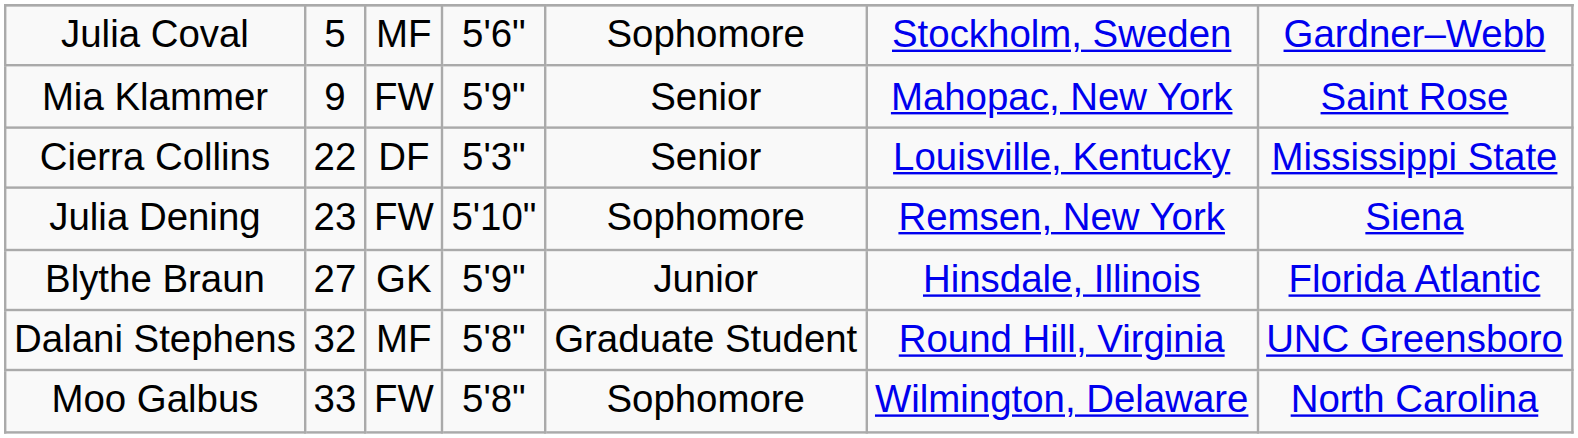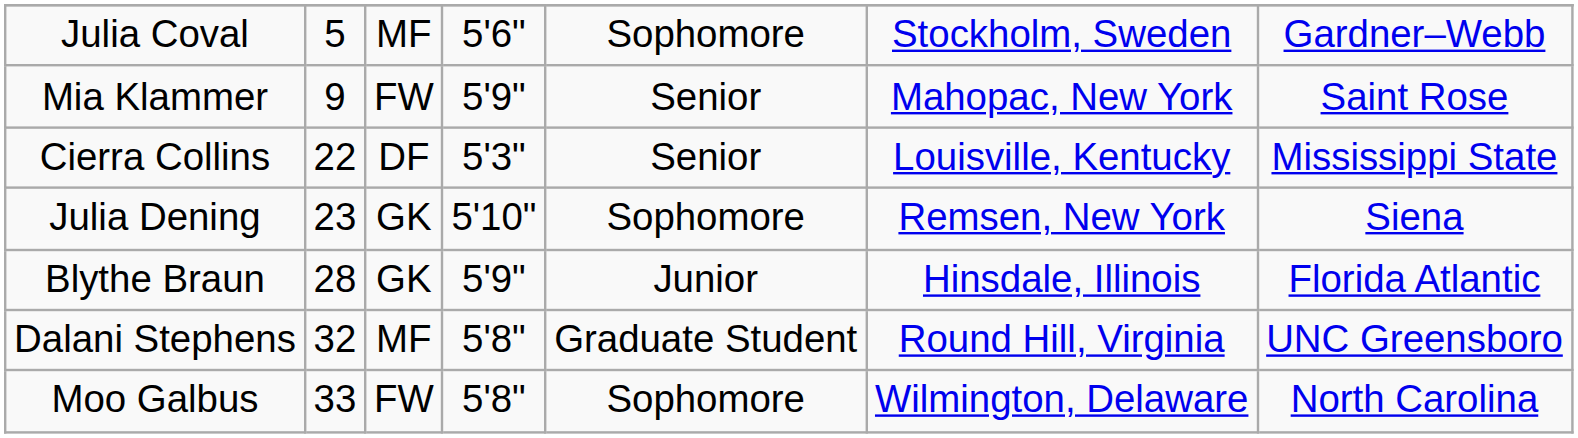(404, 217) FW -> (404, 217) GK
(335, 278) 27 -> (335, 278) 28
